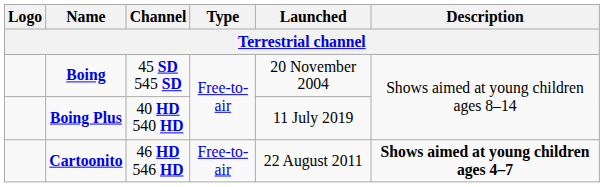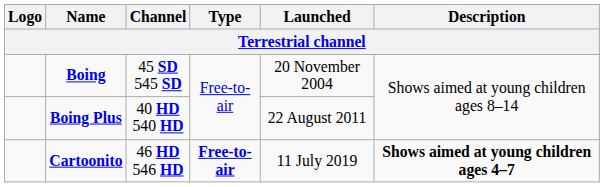(313, 117) 11 July 2019 -> (317, 117) 22 August 2011
(223, 160) normal -> (225, 160) bold
(313, 160) 22 August 2011 -> (317, 160) 11 July 2019
